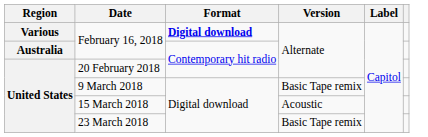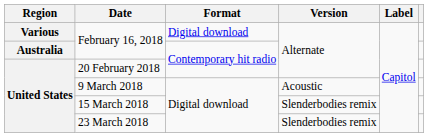(210, 31) bold -> (208, 31) normal
(322, 86) Basic Tape remix -> (302, 86) Acoustic
(302, 104) Acoustic -> (329, 104) Slenderbodies remix
(322, 123) Basic Tape remix -> (329, 123) Slenderbodies remix
